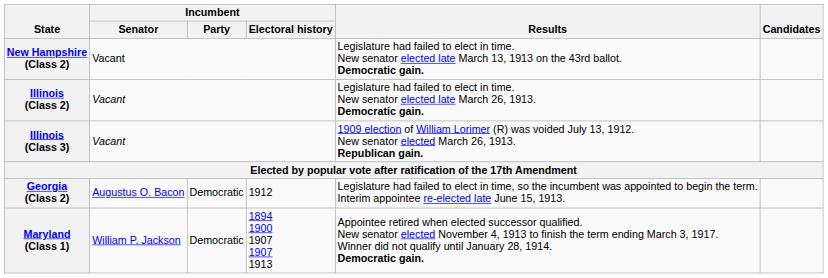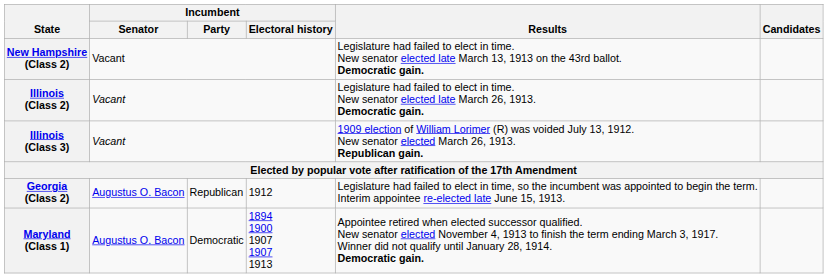(217, 193) Democratic -> (216, 193) Republican
(136, 240) William P. Jackson -> (138, 240) Augustus O. Bacon
